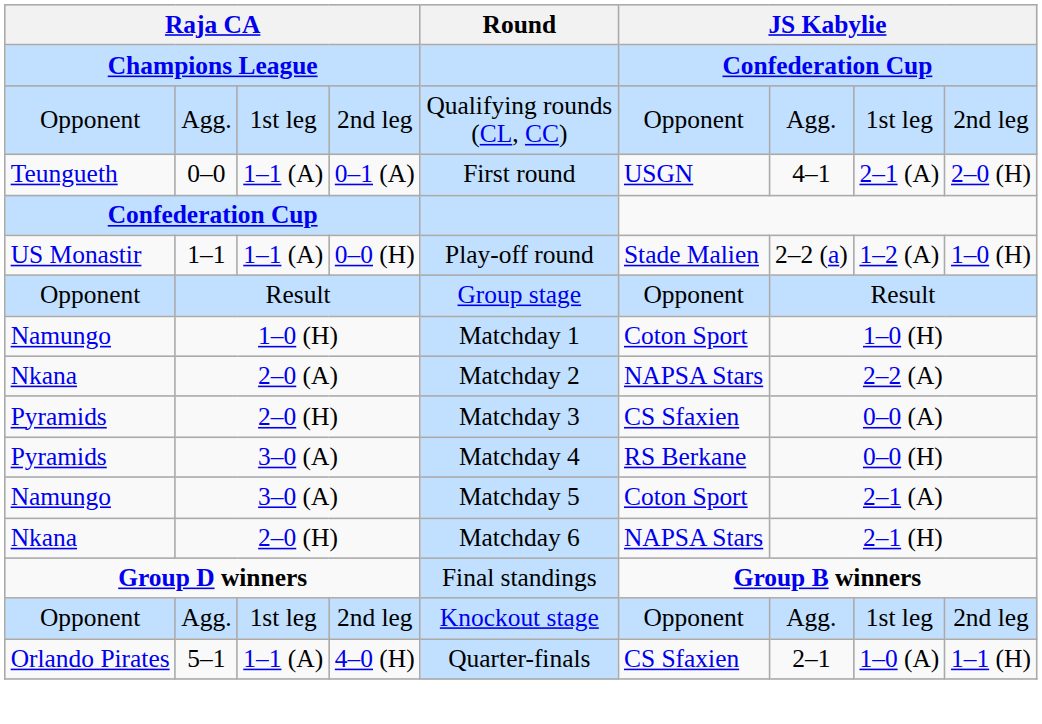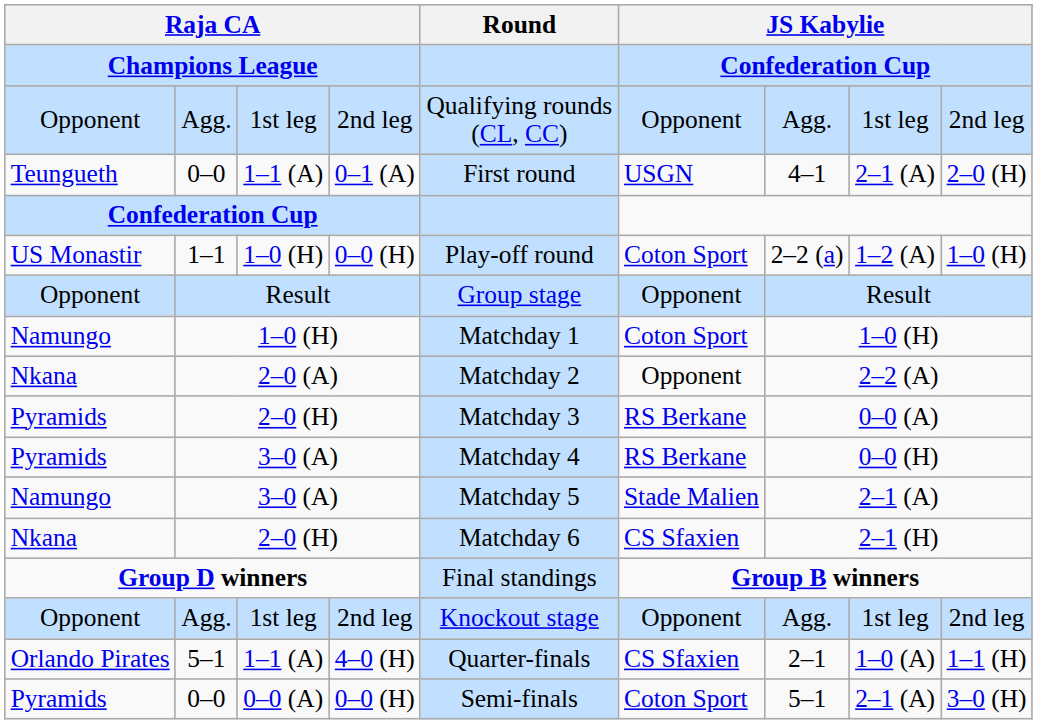(283, 255) 1–1 (A) -> (283, 255) 1–0 (H)
(691, 255) Stade Malien -> (686, 255) Coton Sport
(694, 376) NAPSA Stars -> (691, 376) Opponent
(682, 416) CS Sfaxien -> (685, 416) RS Berkane
(686, 497) Coton Sport -> (691, 497) Stade Malien
(694, 537) NAPSA Stars -> (682, 537) CS Sfaxien
+ row: (59, 698)
